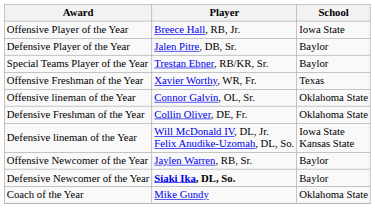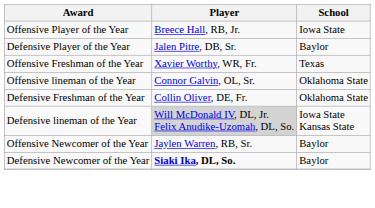- row: (77, 64)
(224, 138) no background -> (224, 121) lightgrey background
- row: (45, 195)
